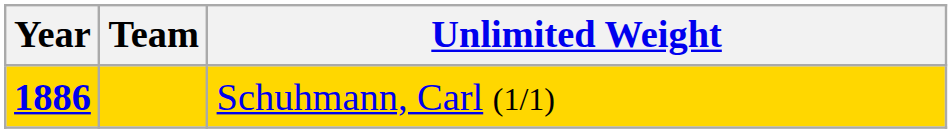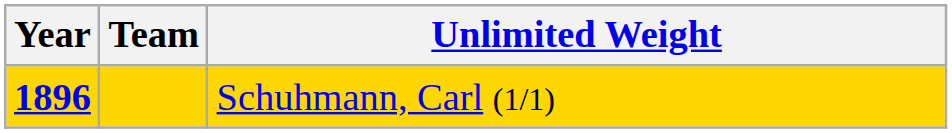(52, 95) 1886 -> (52, 95) 1896
